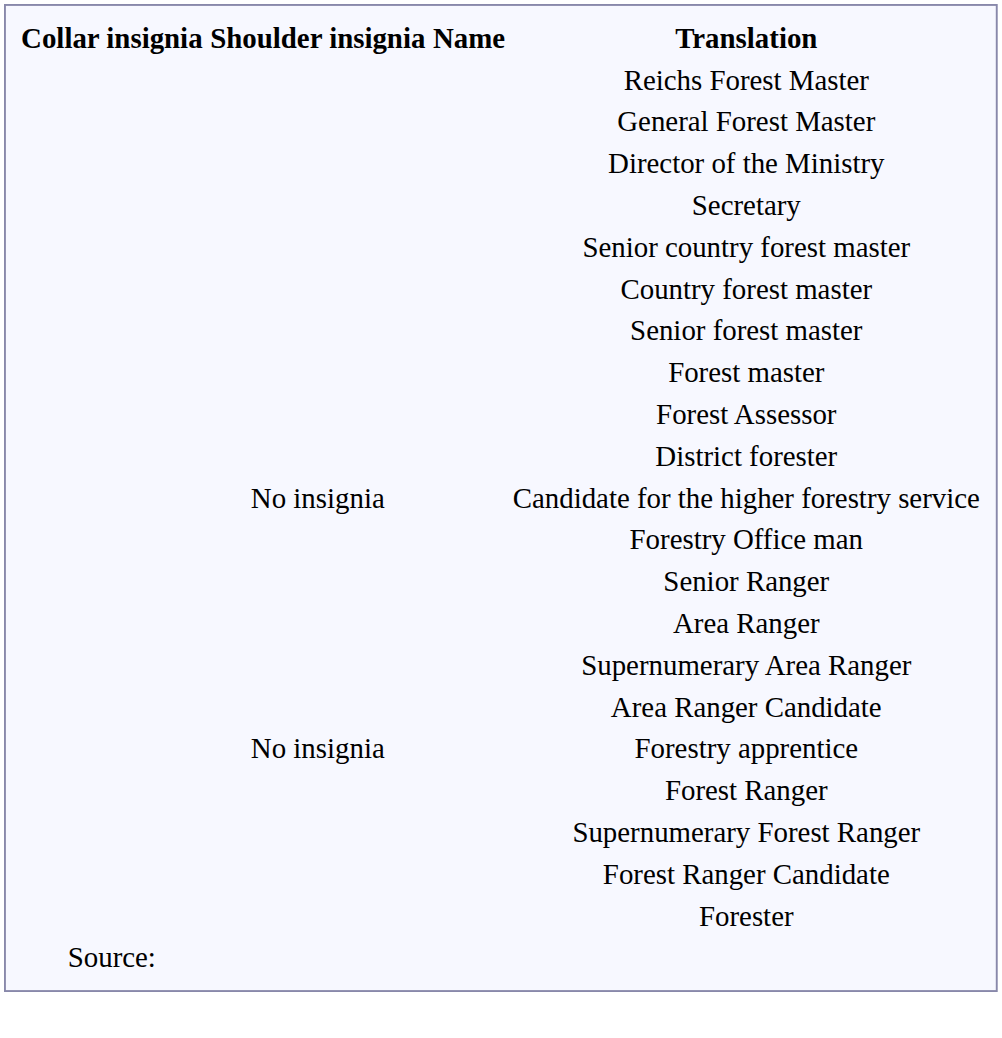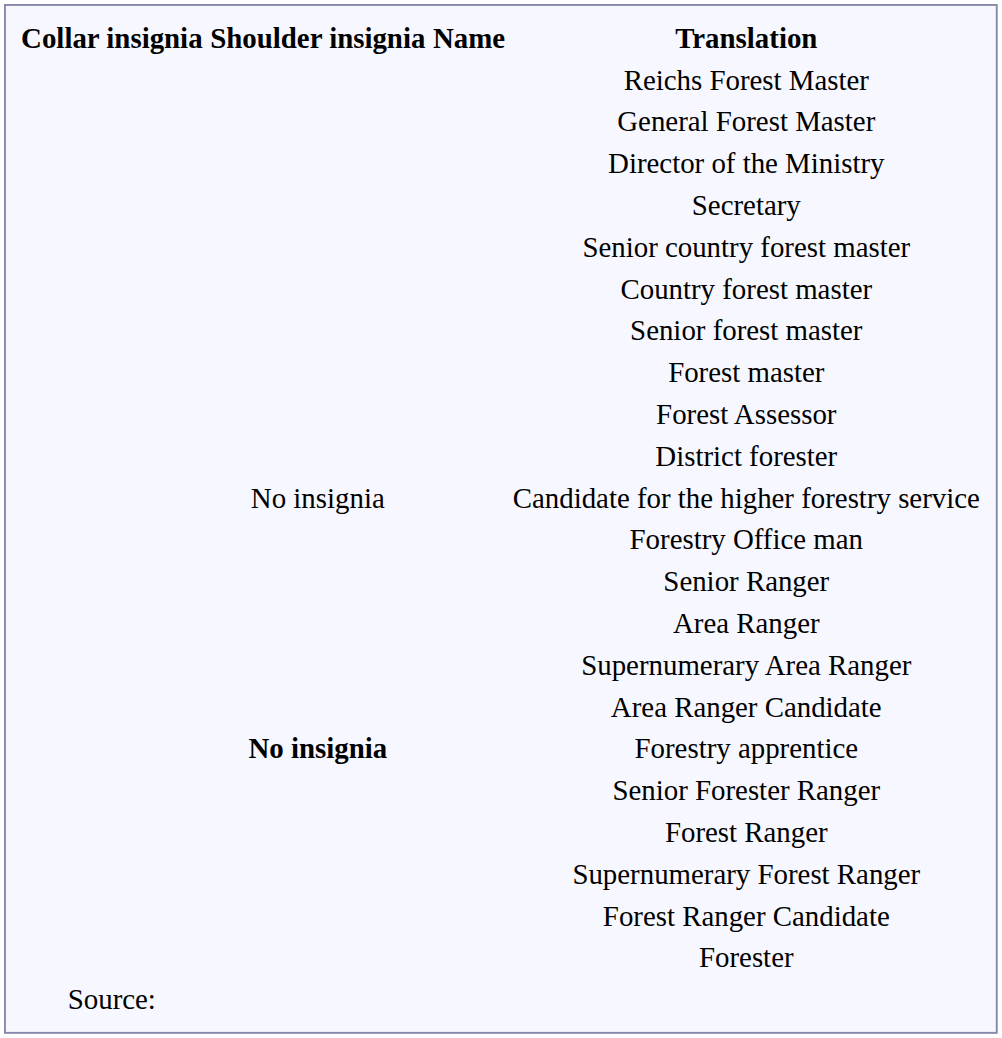(318, 748) normal -> (318, 748) bold
+ row: (746, 790)
